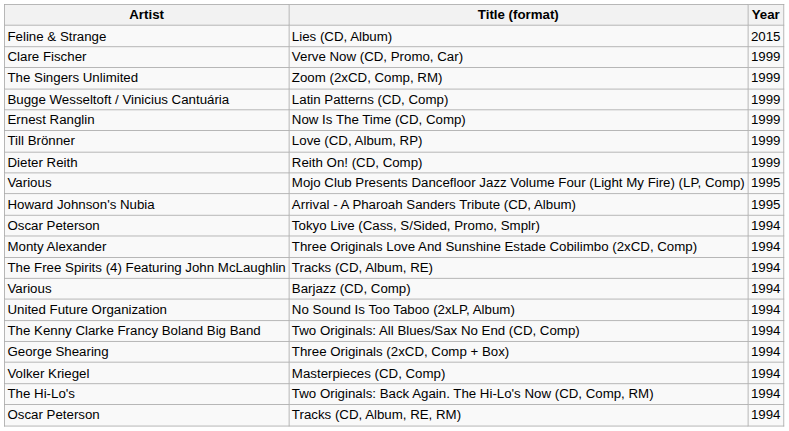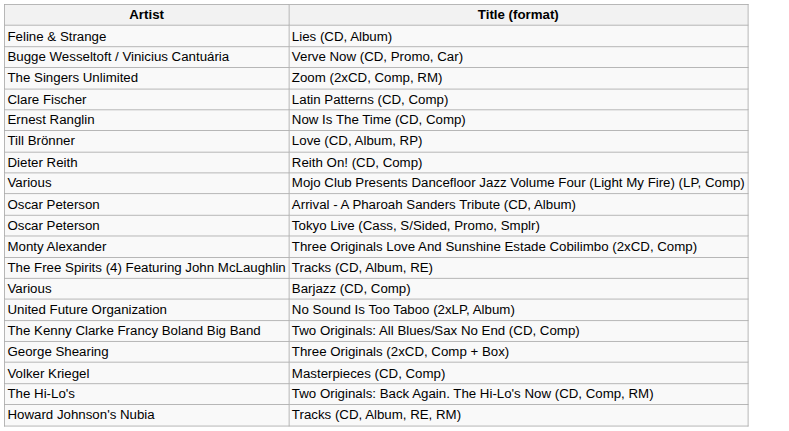- column: (766, 15)
(47, 57) Clare Fischer -> (118, 57) Bugge Wesseltoft / Vinicius Cantuária
(118, 99) Bugge Wesseltoft / Vinicius Cantuária -> (47, 99) Clare Fischer
(81, 204) Howard Johnson's Nubia -> (54, 204) Oscar Peterson
(54, 415) Oscar Peterson -> (81, 415) Howard Johnson's Nubia
